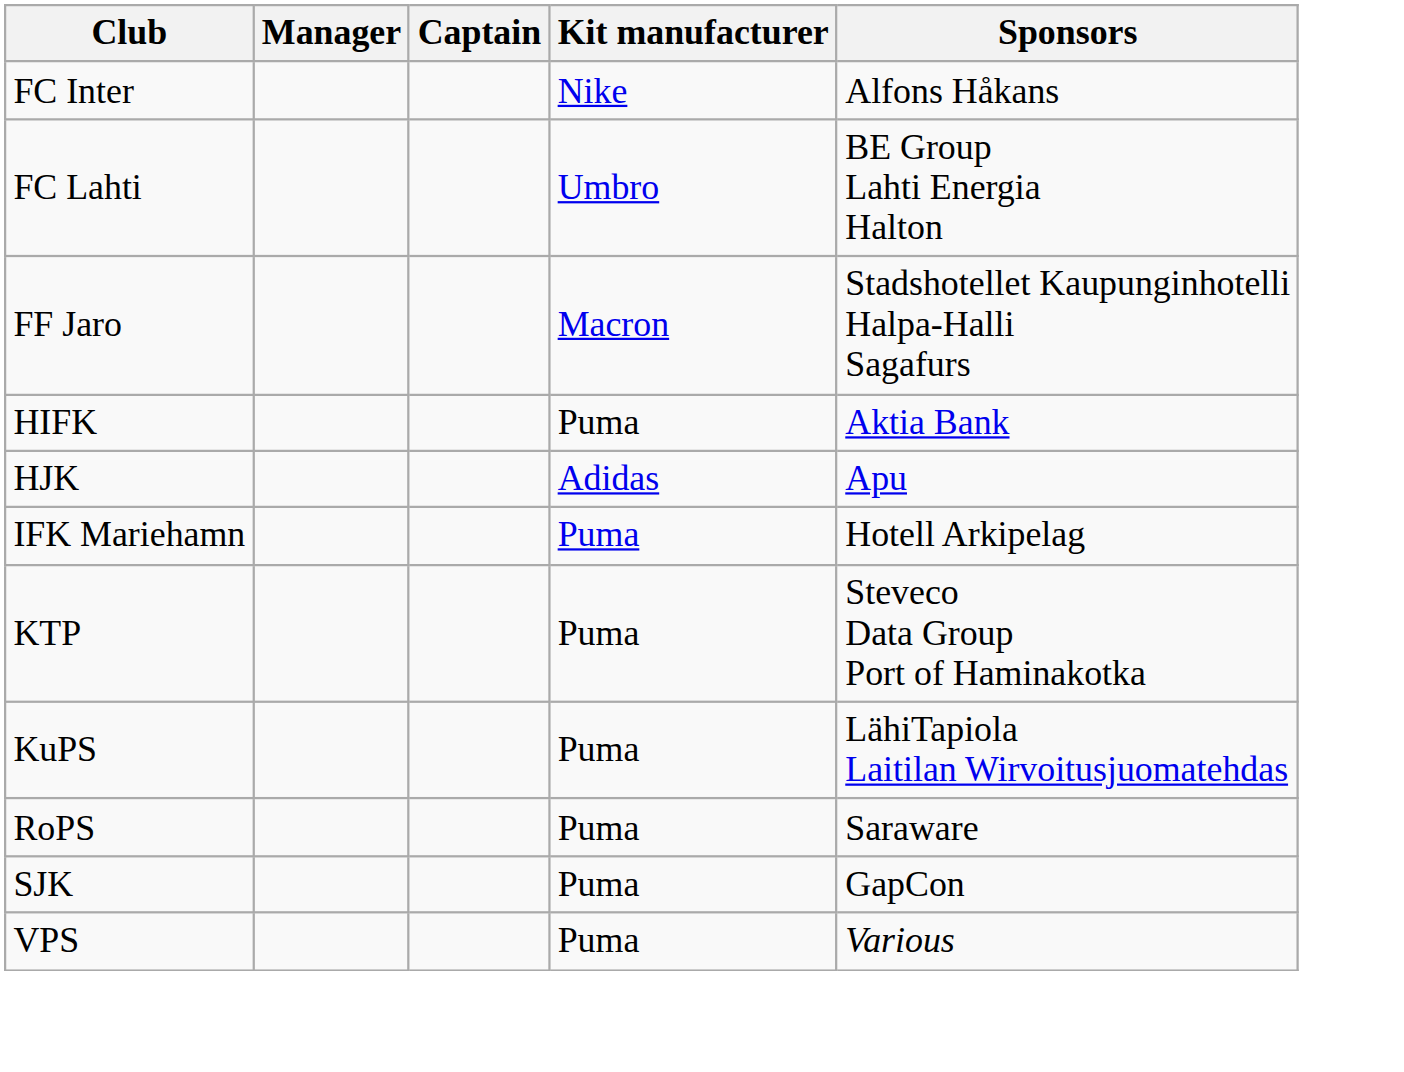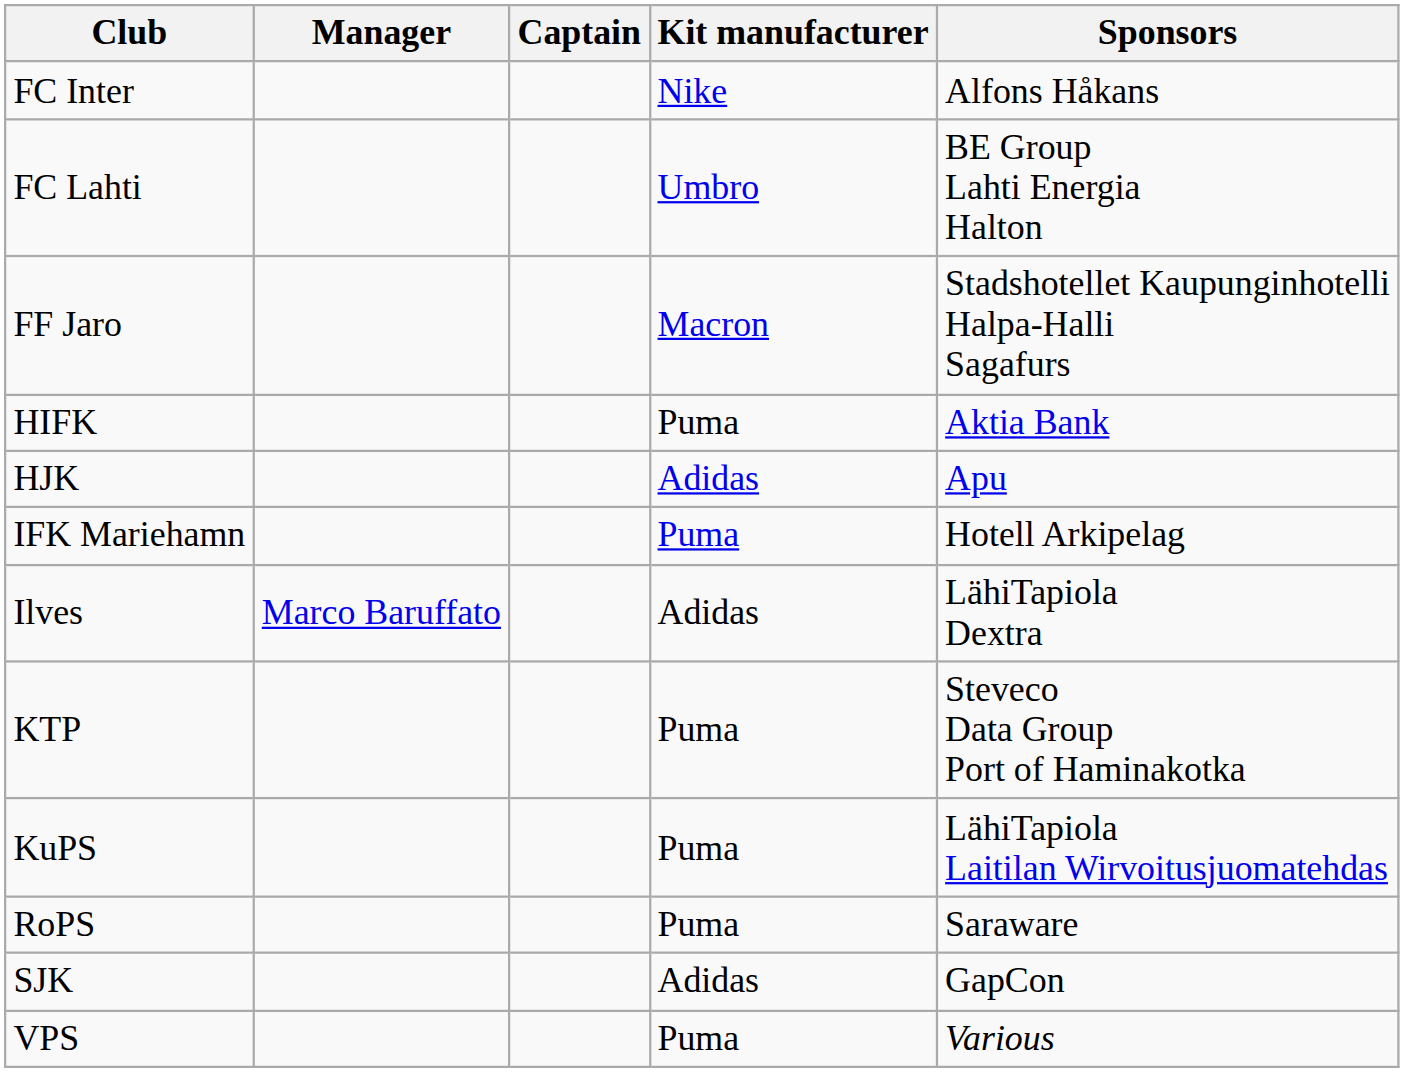+ row: (48, 612)
(598, 883) Puma -> (708, 980) Adidas
